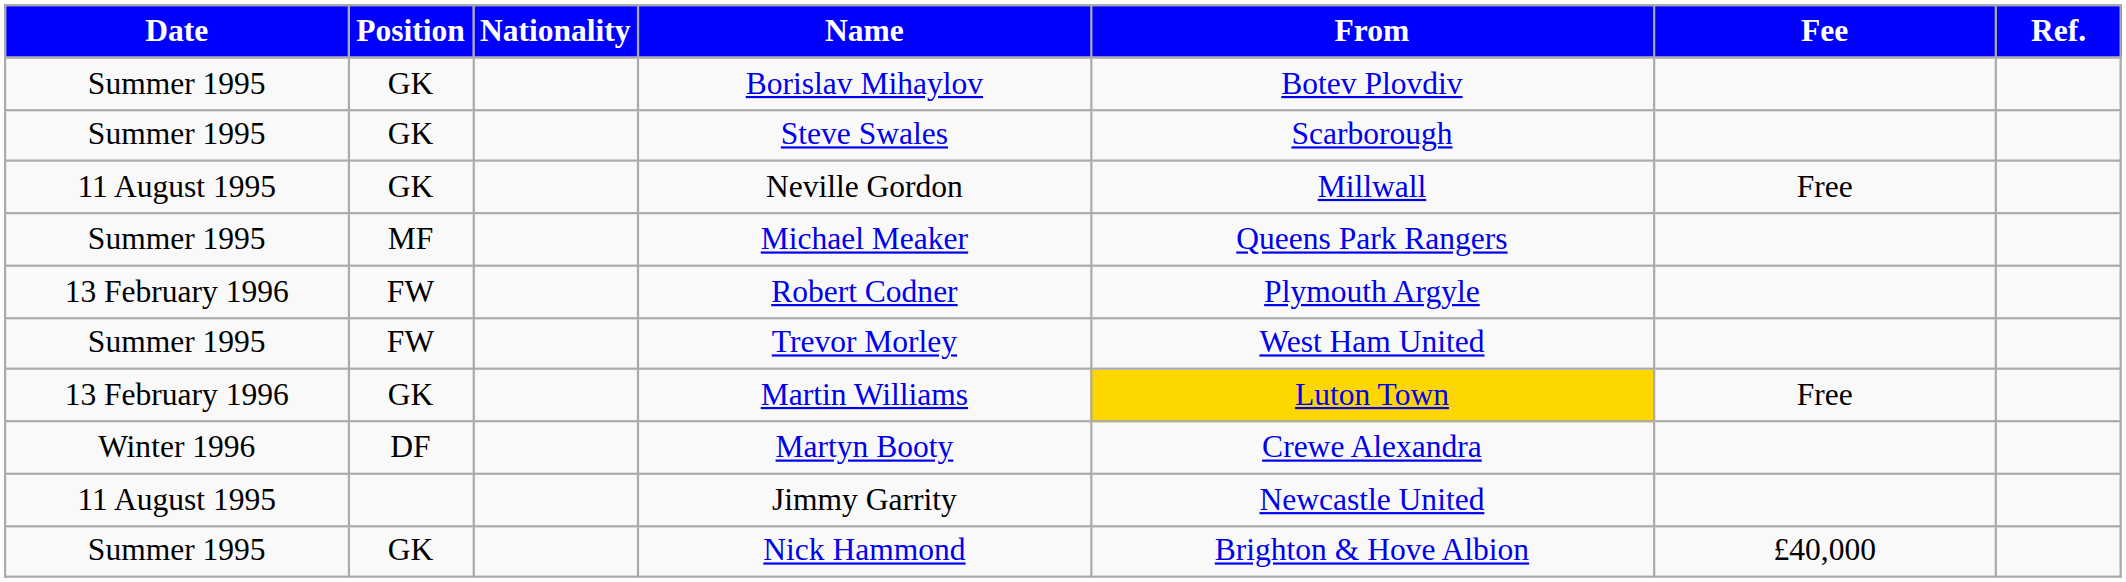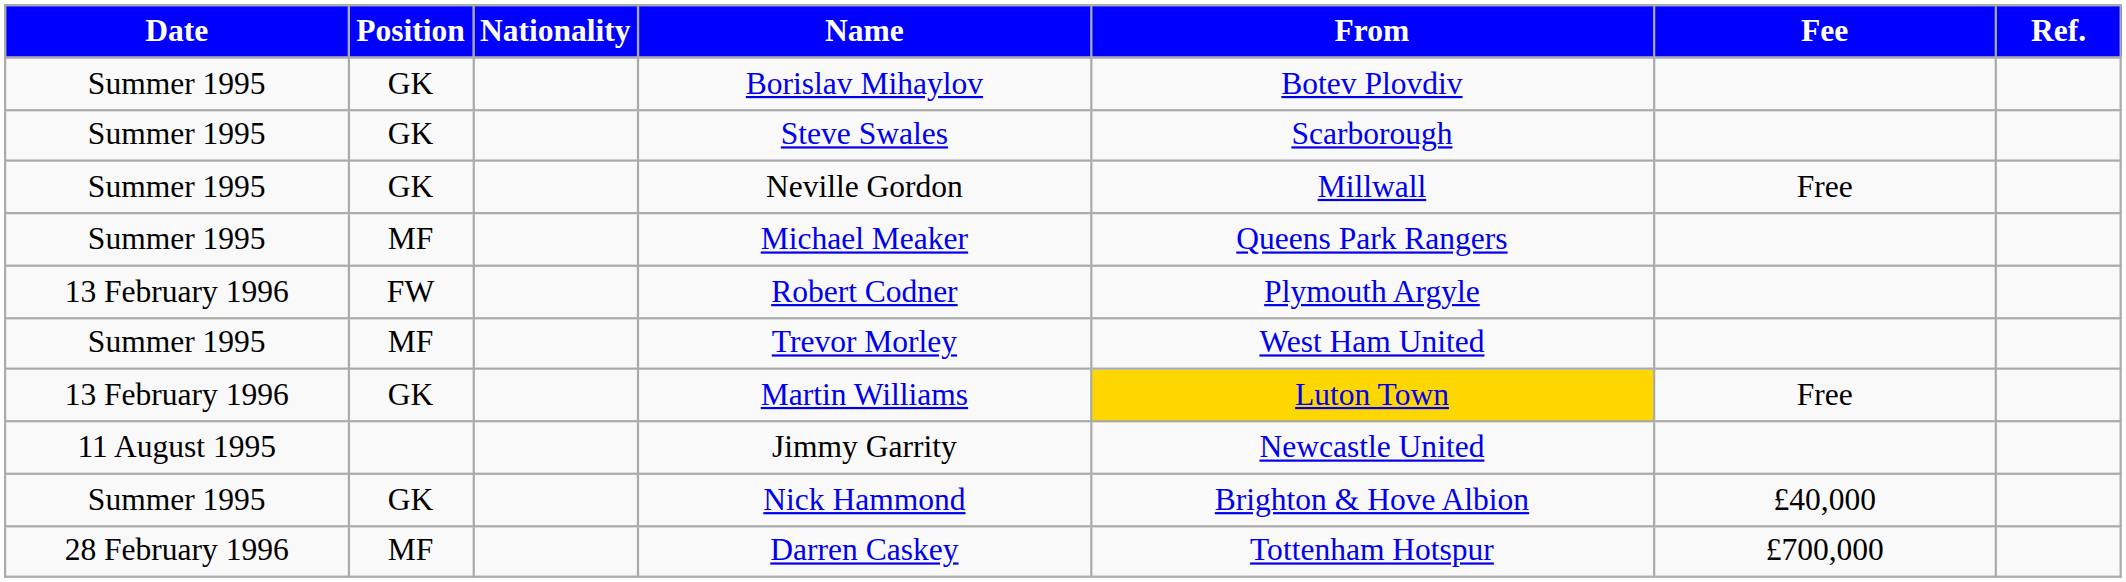(177, 186) 11 August 1995 -> (177, 186) Summer 1995
(411, 342) FW -> (411, 342) MF
- row: (864, 446)
+ row: (864, 551)
